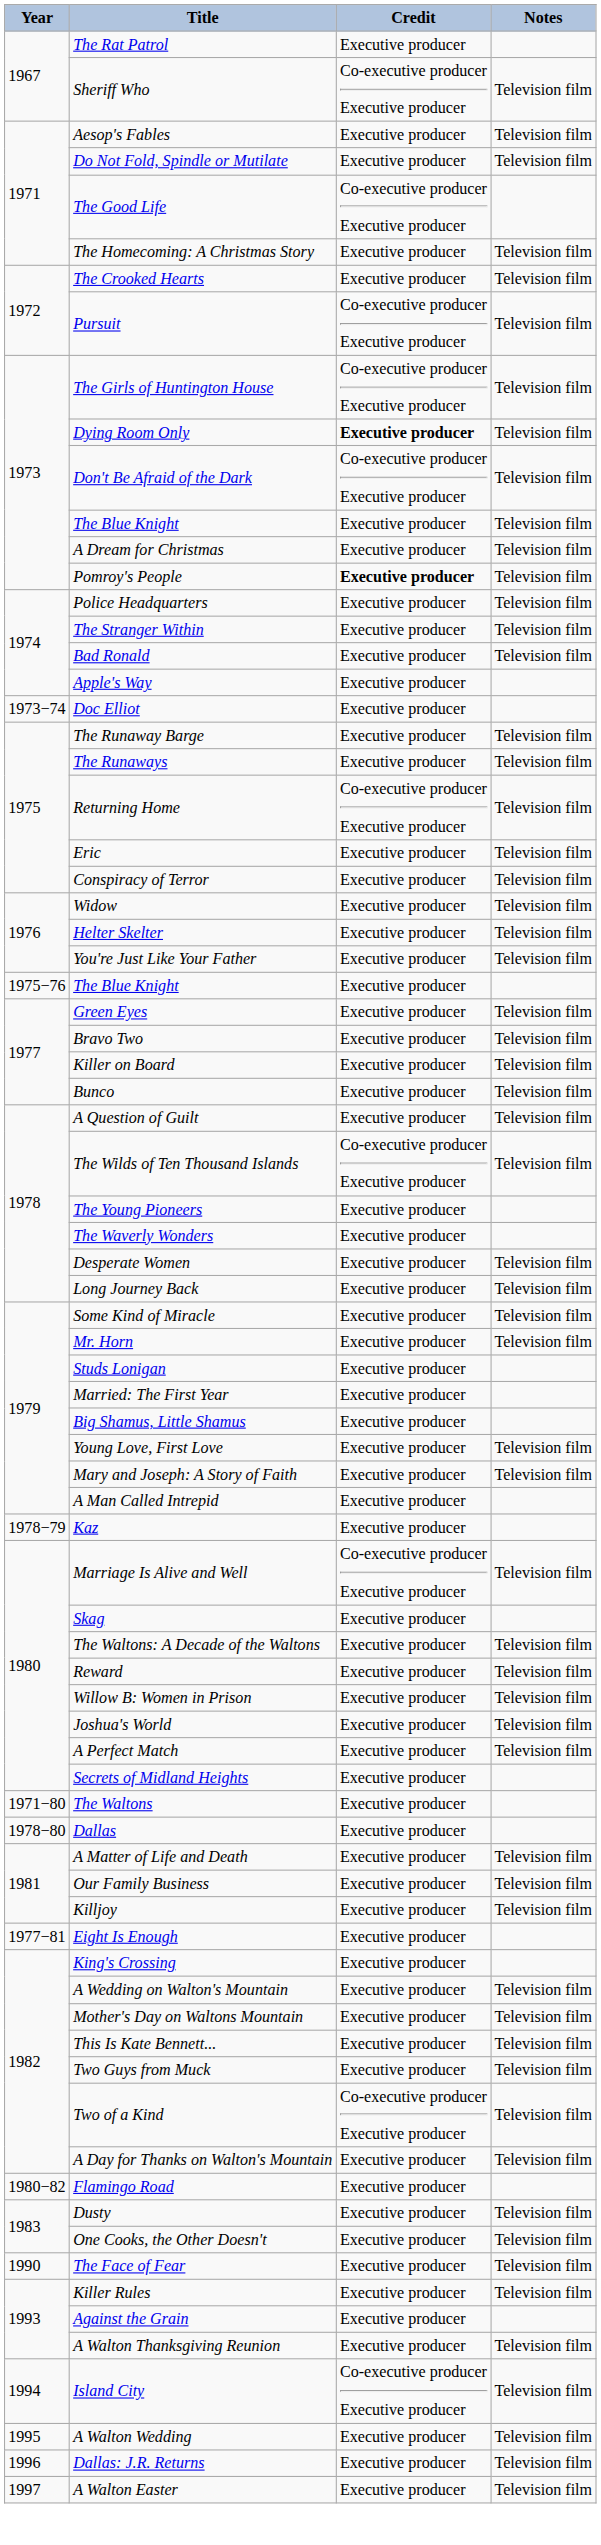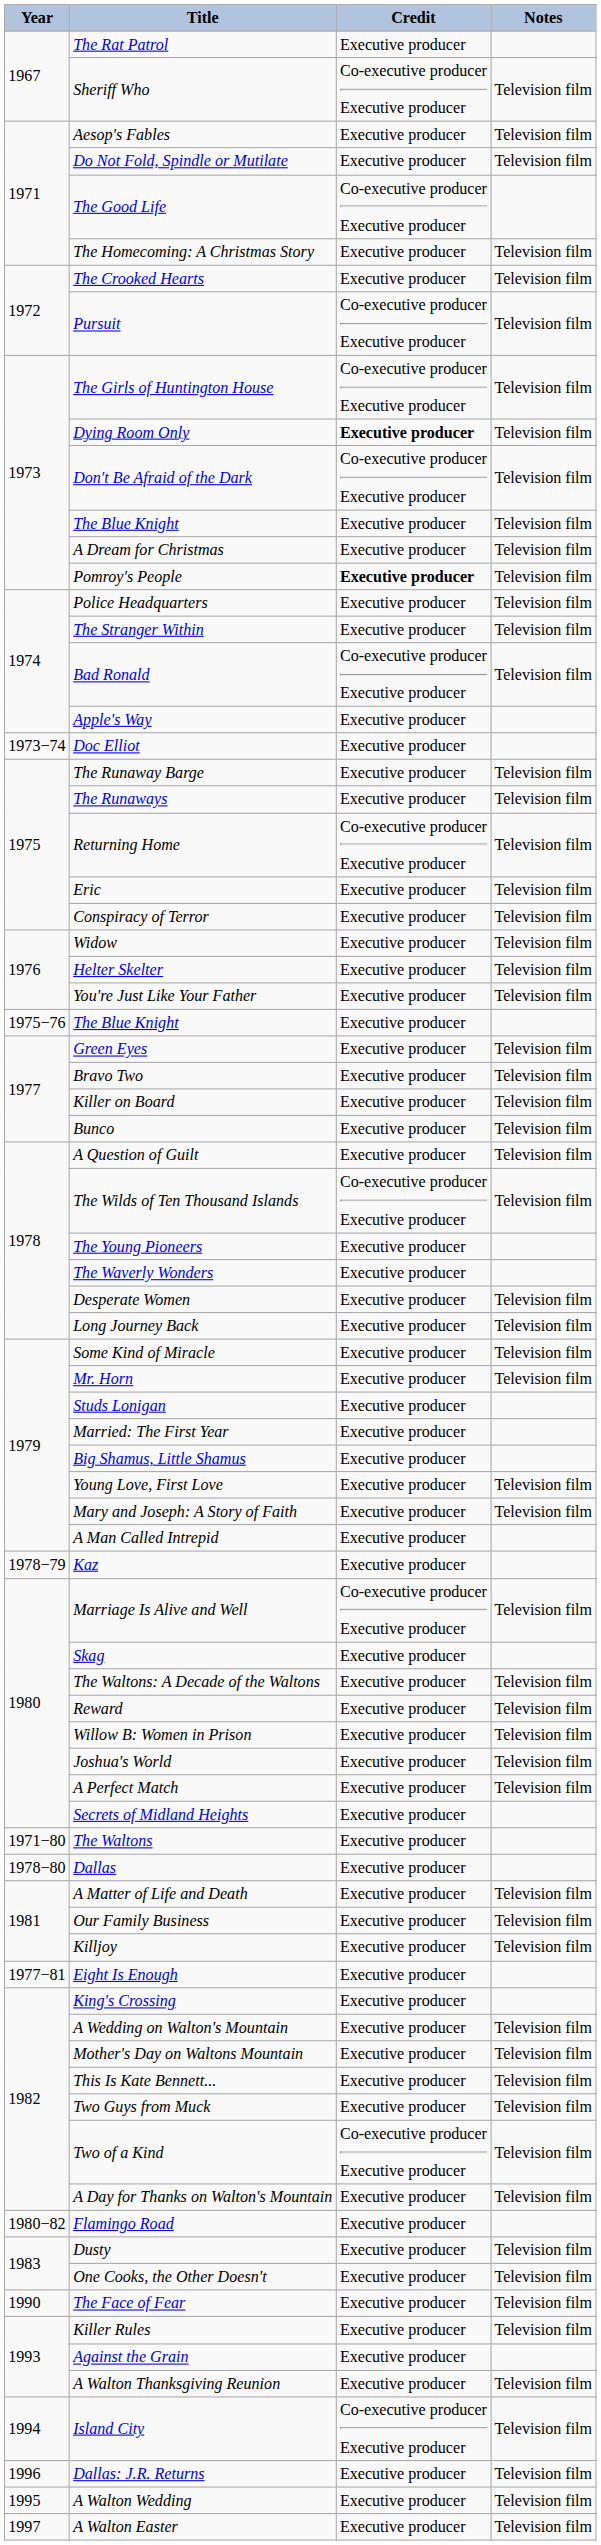(403, 656) Executive producer -> (413, 674) Co-executive producer Executive producer
rows swapped: (24, 2436) <-> (24, 2463)
